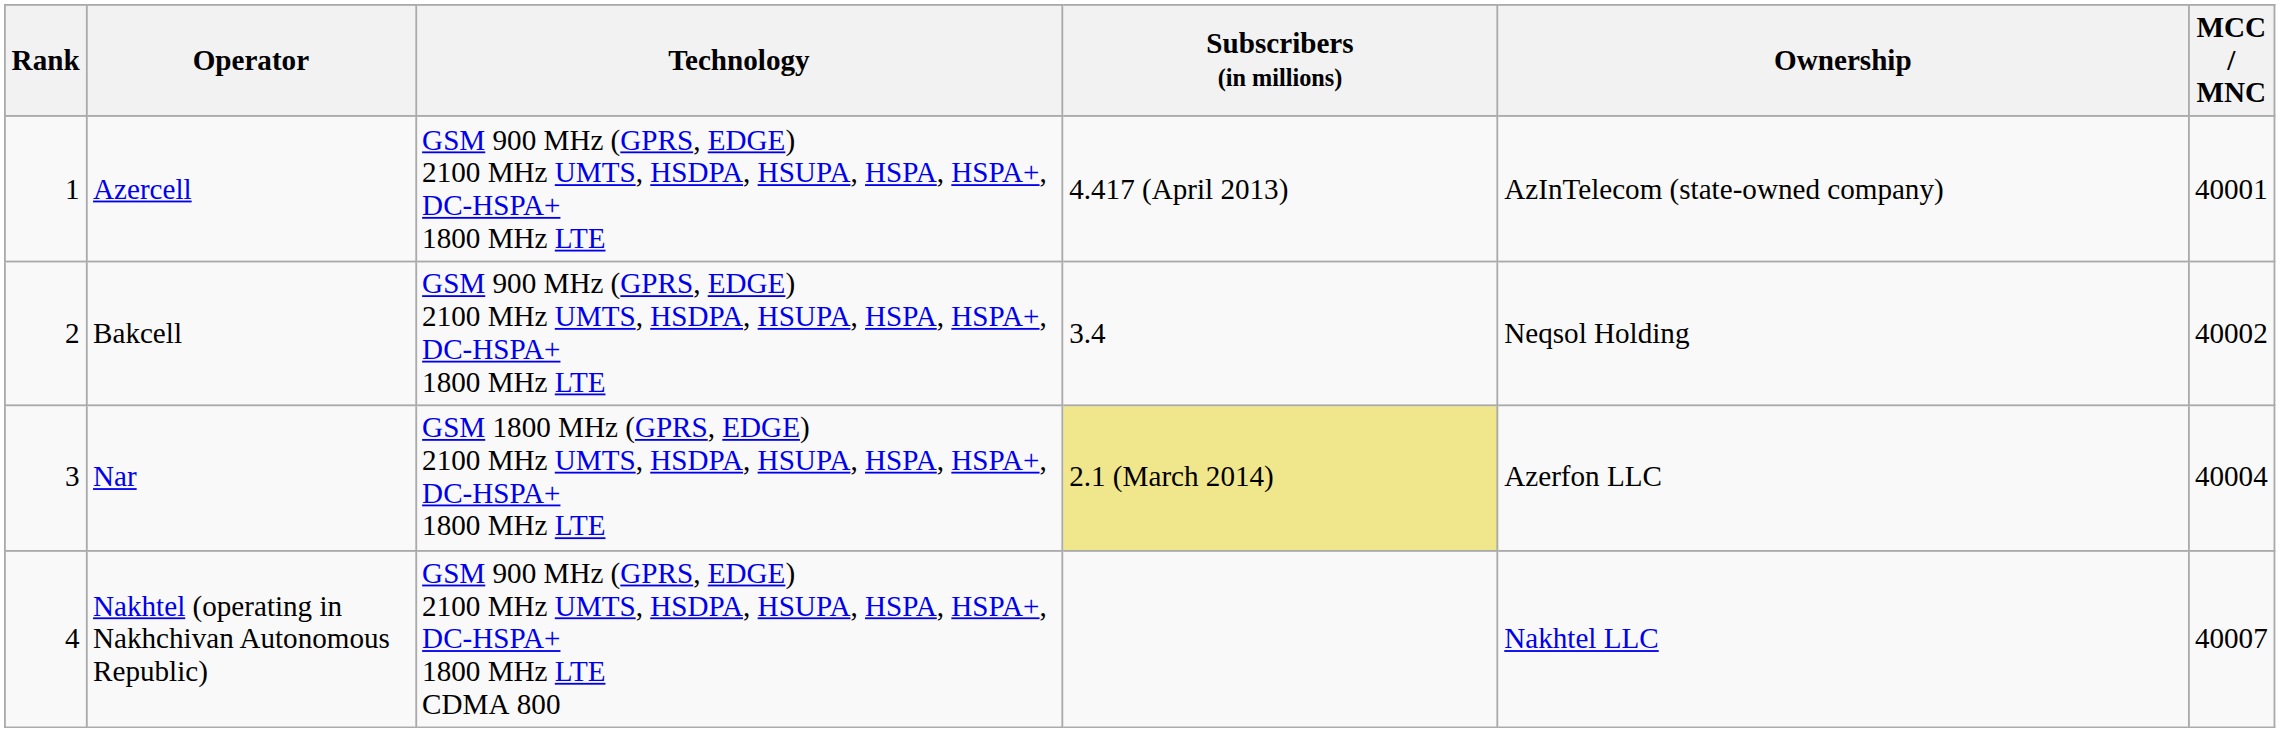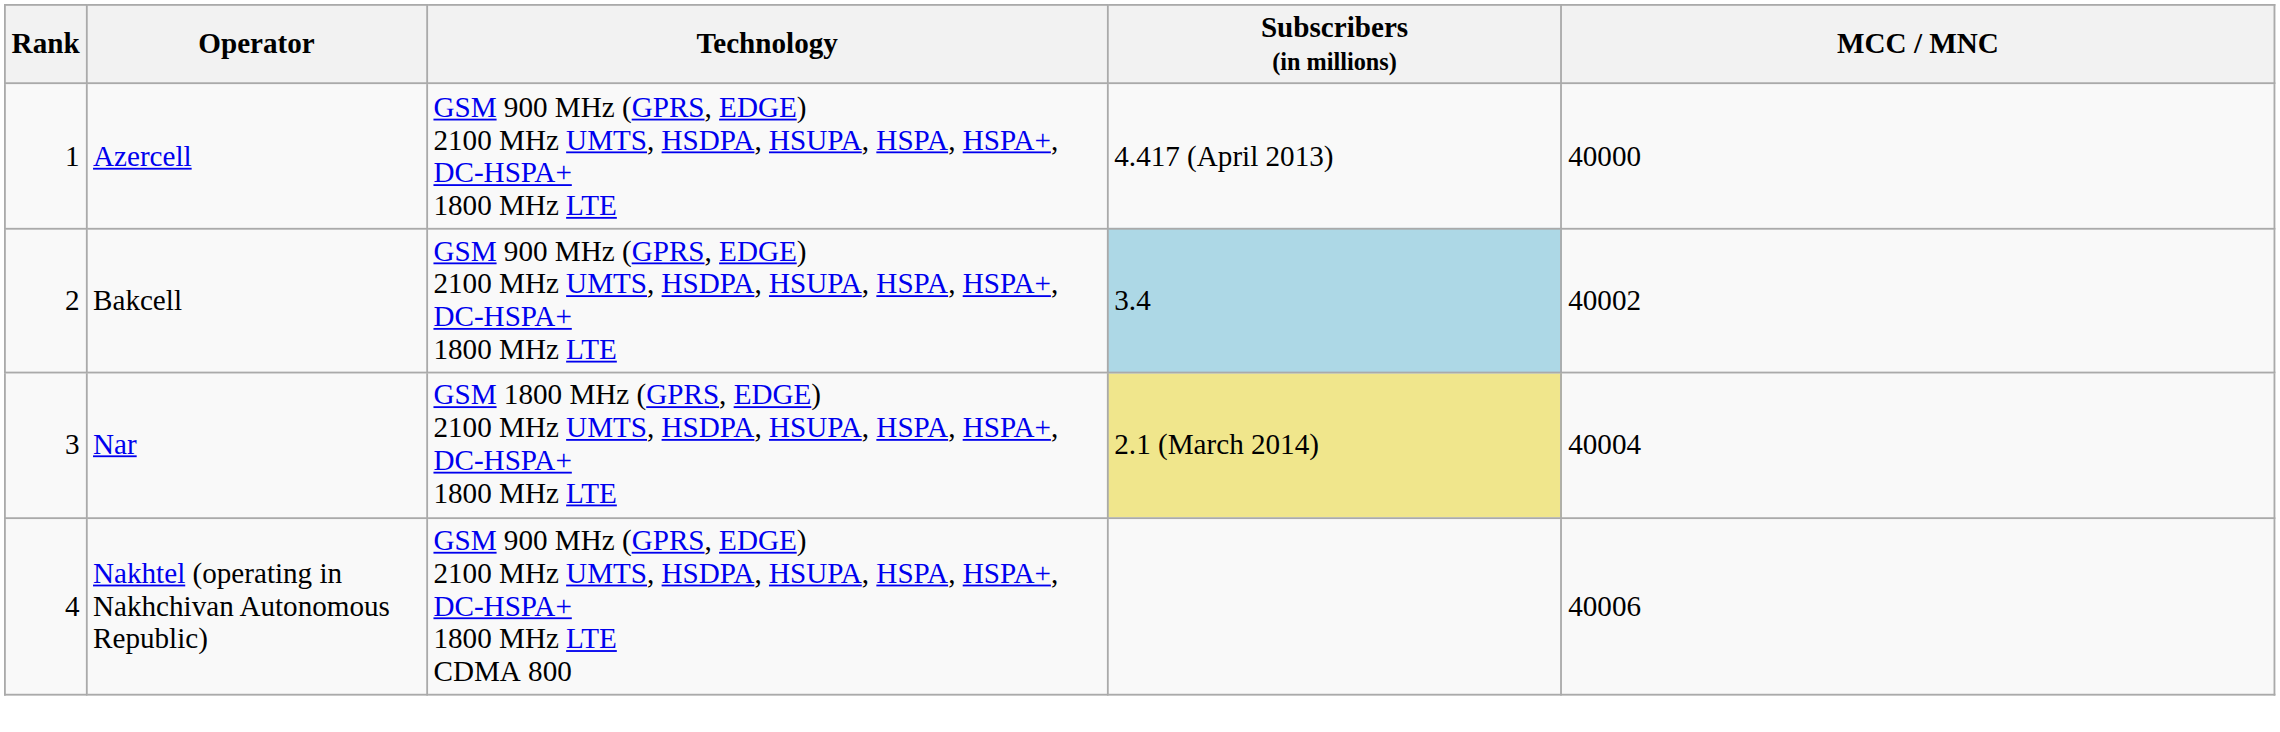- column: (1843, 60)
(2231, 188) 40001 -> (1605, 155) 40000
(1087, 332) no background -> (1133, 300) lightblue background
(2231, 638) 40007 -> (1605, 605) 40006
